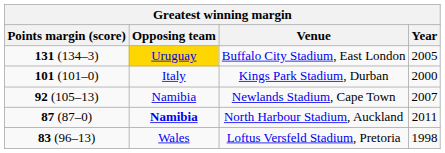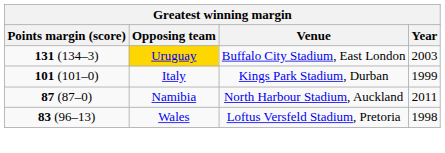(424, 55) 2005 -> (424, 55) 2003
(424, 76) 2000 -> (424, 76) 1999
- row: (314, 96)
(174, 117) bold -> (174, 96) normal
